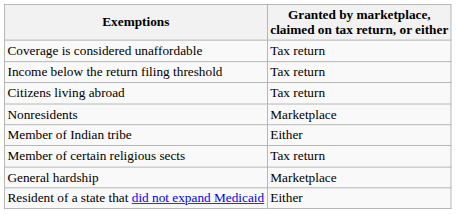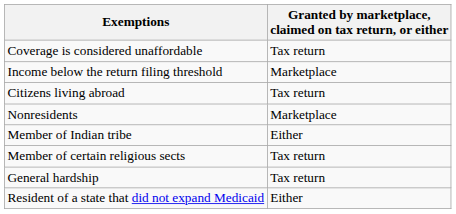(298, 72) Tax return -> (303, 72) Marketplace
(303, 177) Marketplace -> (298, 177) Tax return
